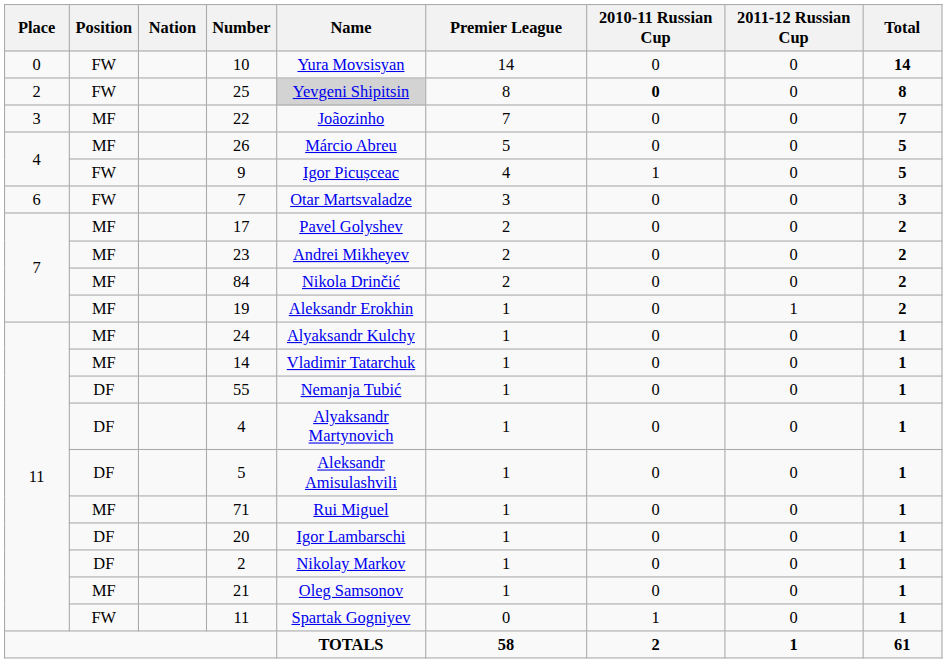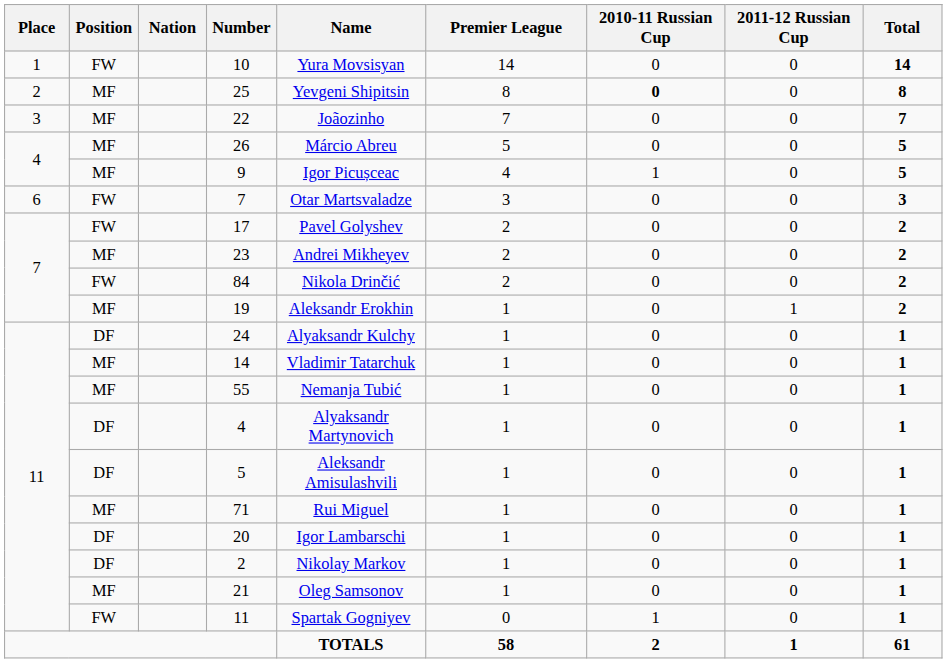(37, 64) 0 -> (37, 64) 1
(104, 91) FW -> (104, 91) MF
(351, 91) lightgrey background -> (351, 91) no background
(104, 172) FW -> (104, 172) MF
(104, 227) MF -> (104, 227) FW
(104, 281) MF -> (104, 281) FW
(104, 335) MF -> (104, 335) DF
(104, 389) DF -> (104, 389) MF
